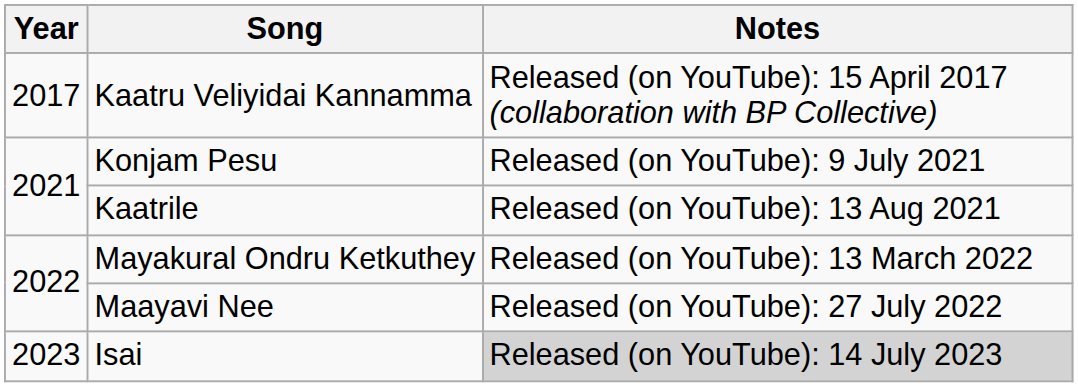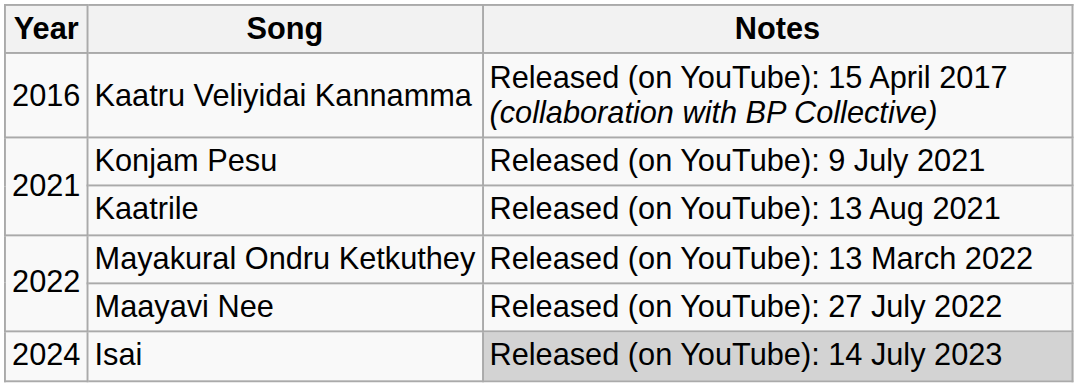(46, 94) 2017 -> (46, 94) 2016
(46, 355) 2023 -> (46, 355) 2024
